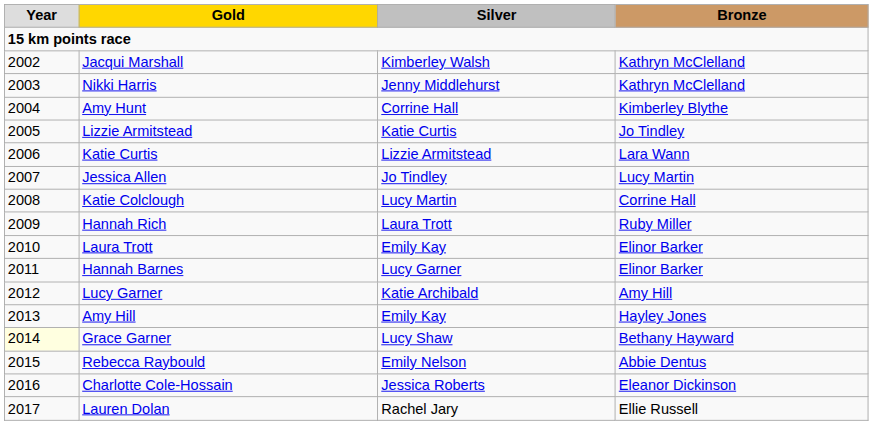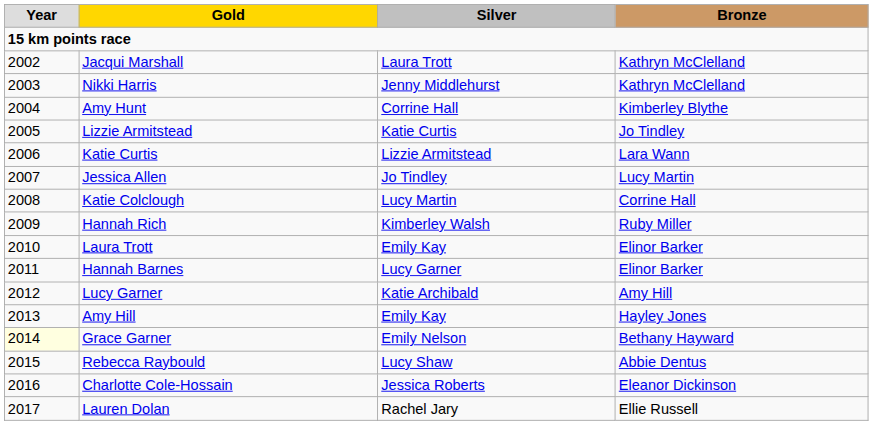(436, 62) Kimberley Walsh -> (416, 62) Laura Trott
(416, 223) Laura Trott -> (436, 223) Kimberley Walsh
(417, 339) Lucy Shaw -> (424, 339) Emily Nelson
(424, 362) Emily Nelson -> (417, 362) Lucy Shaw
